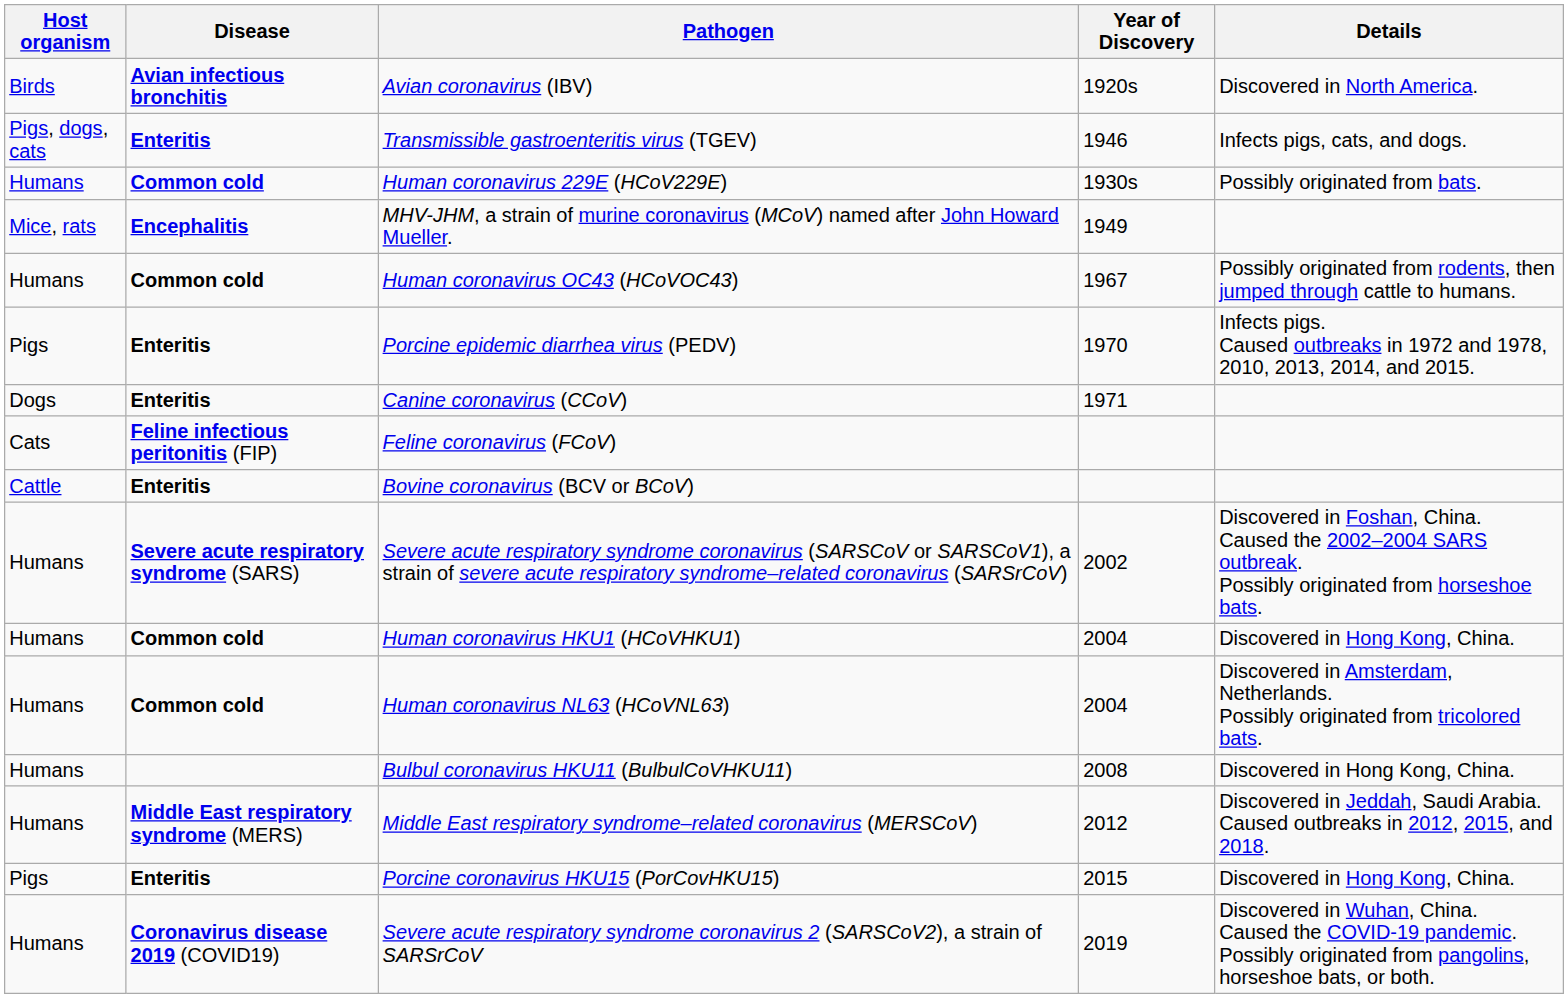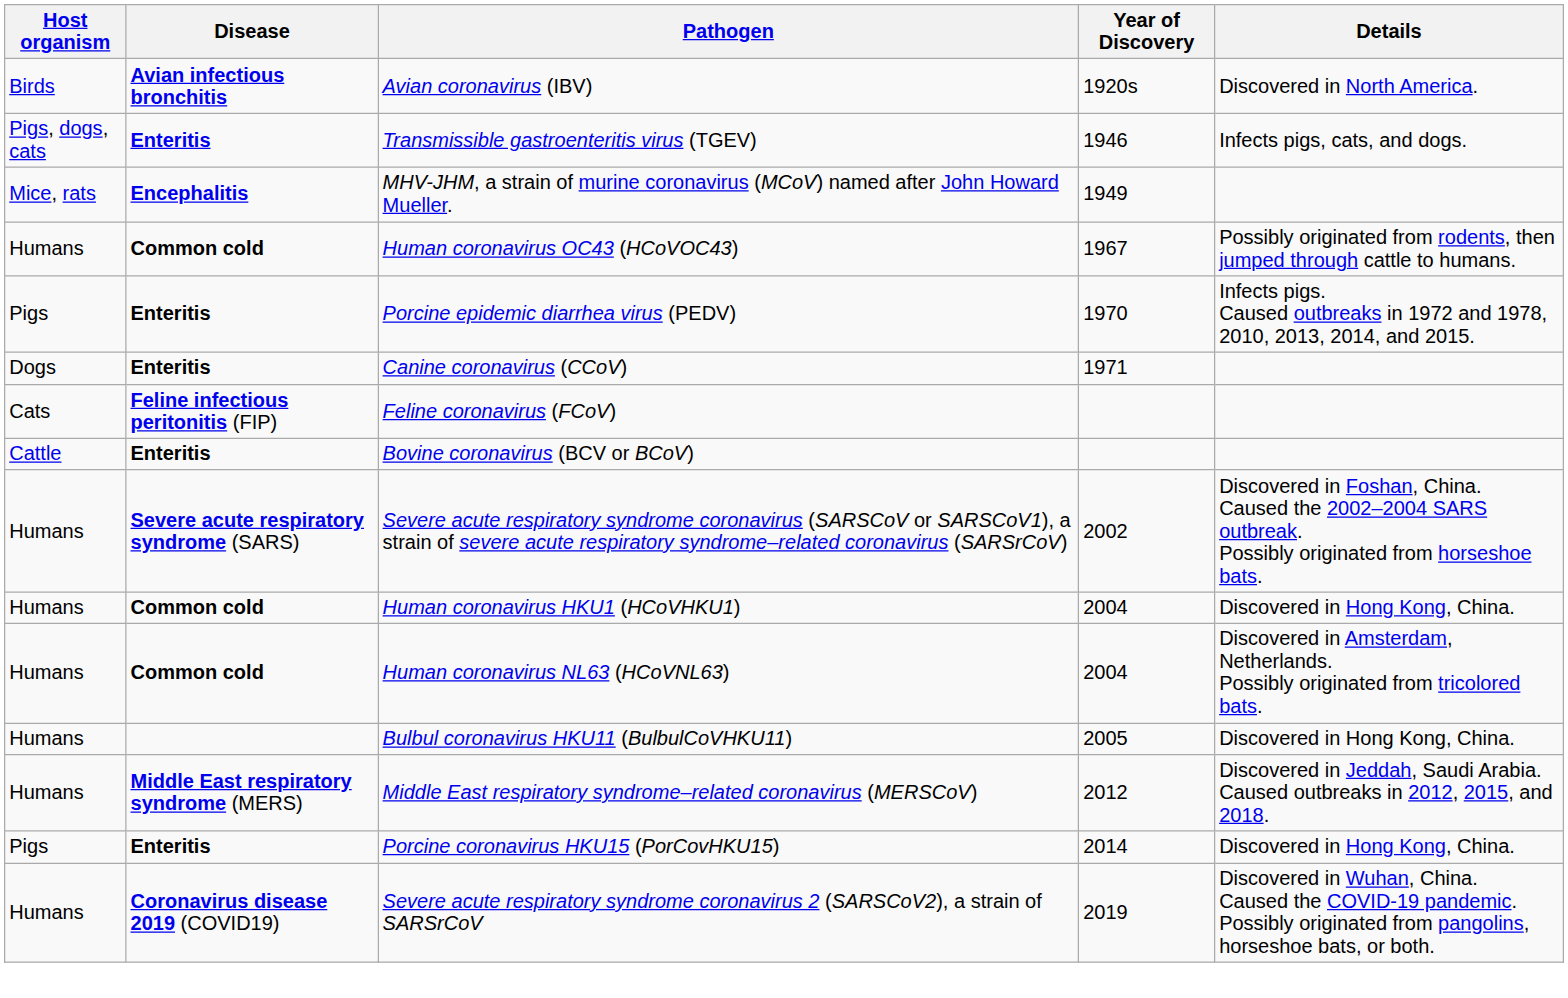- row: (555, 183)
(1105, 770) 2008 -> (1105, 738) 2005
(1105, 878) 2015 -> (1105, 846) 2014
